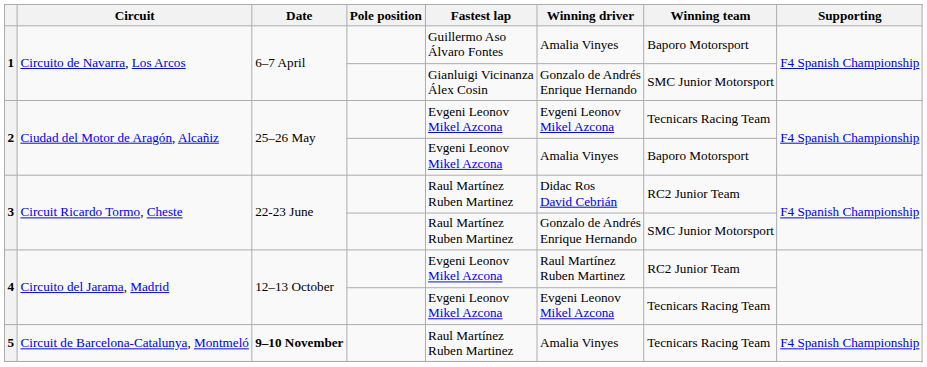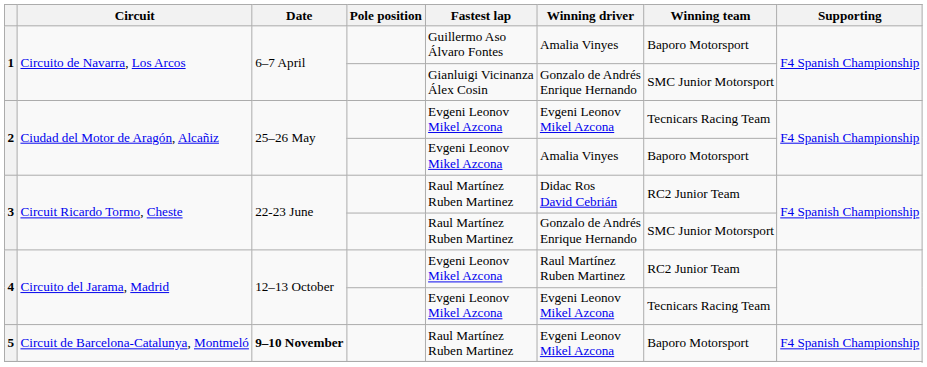(579, 342) Amalia Vinyes -> (580, 342) Evgeni Leonov Mikel Azcona
(709, 342) Tecnicars Racing Team -> (698, 342) Baporo Motorsport
